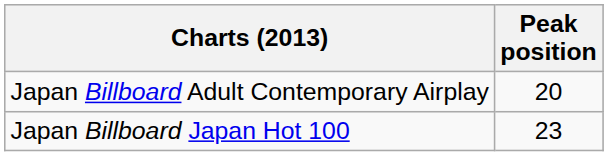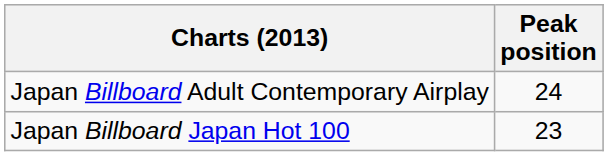(549, 91) 20 -> (549, 91) 24
